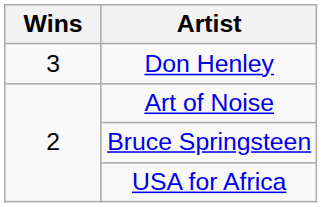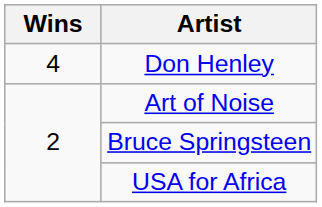(53, 63) 3 -> (53, 63) 4
